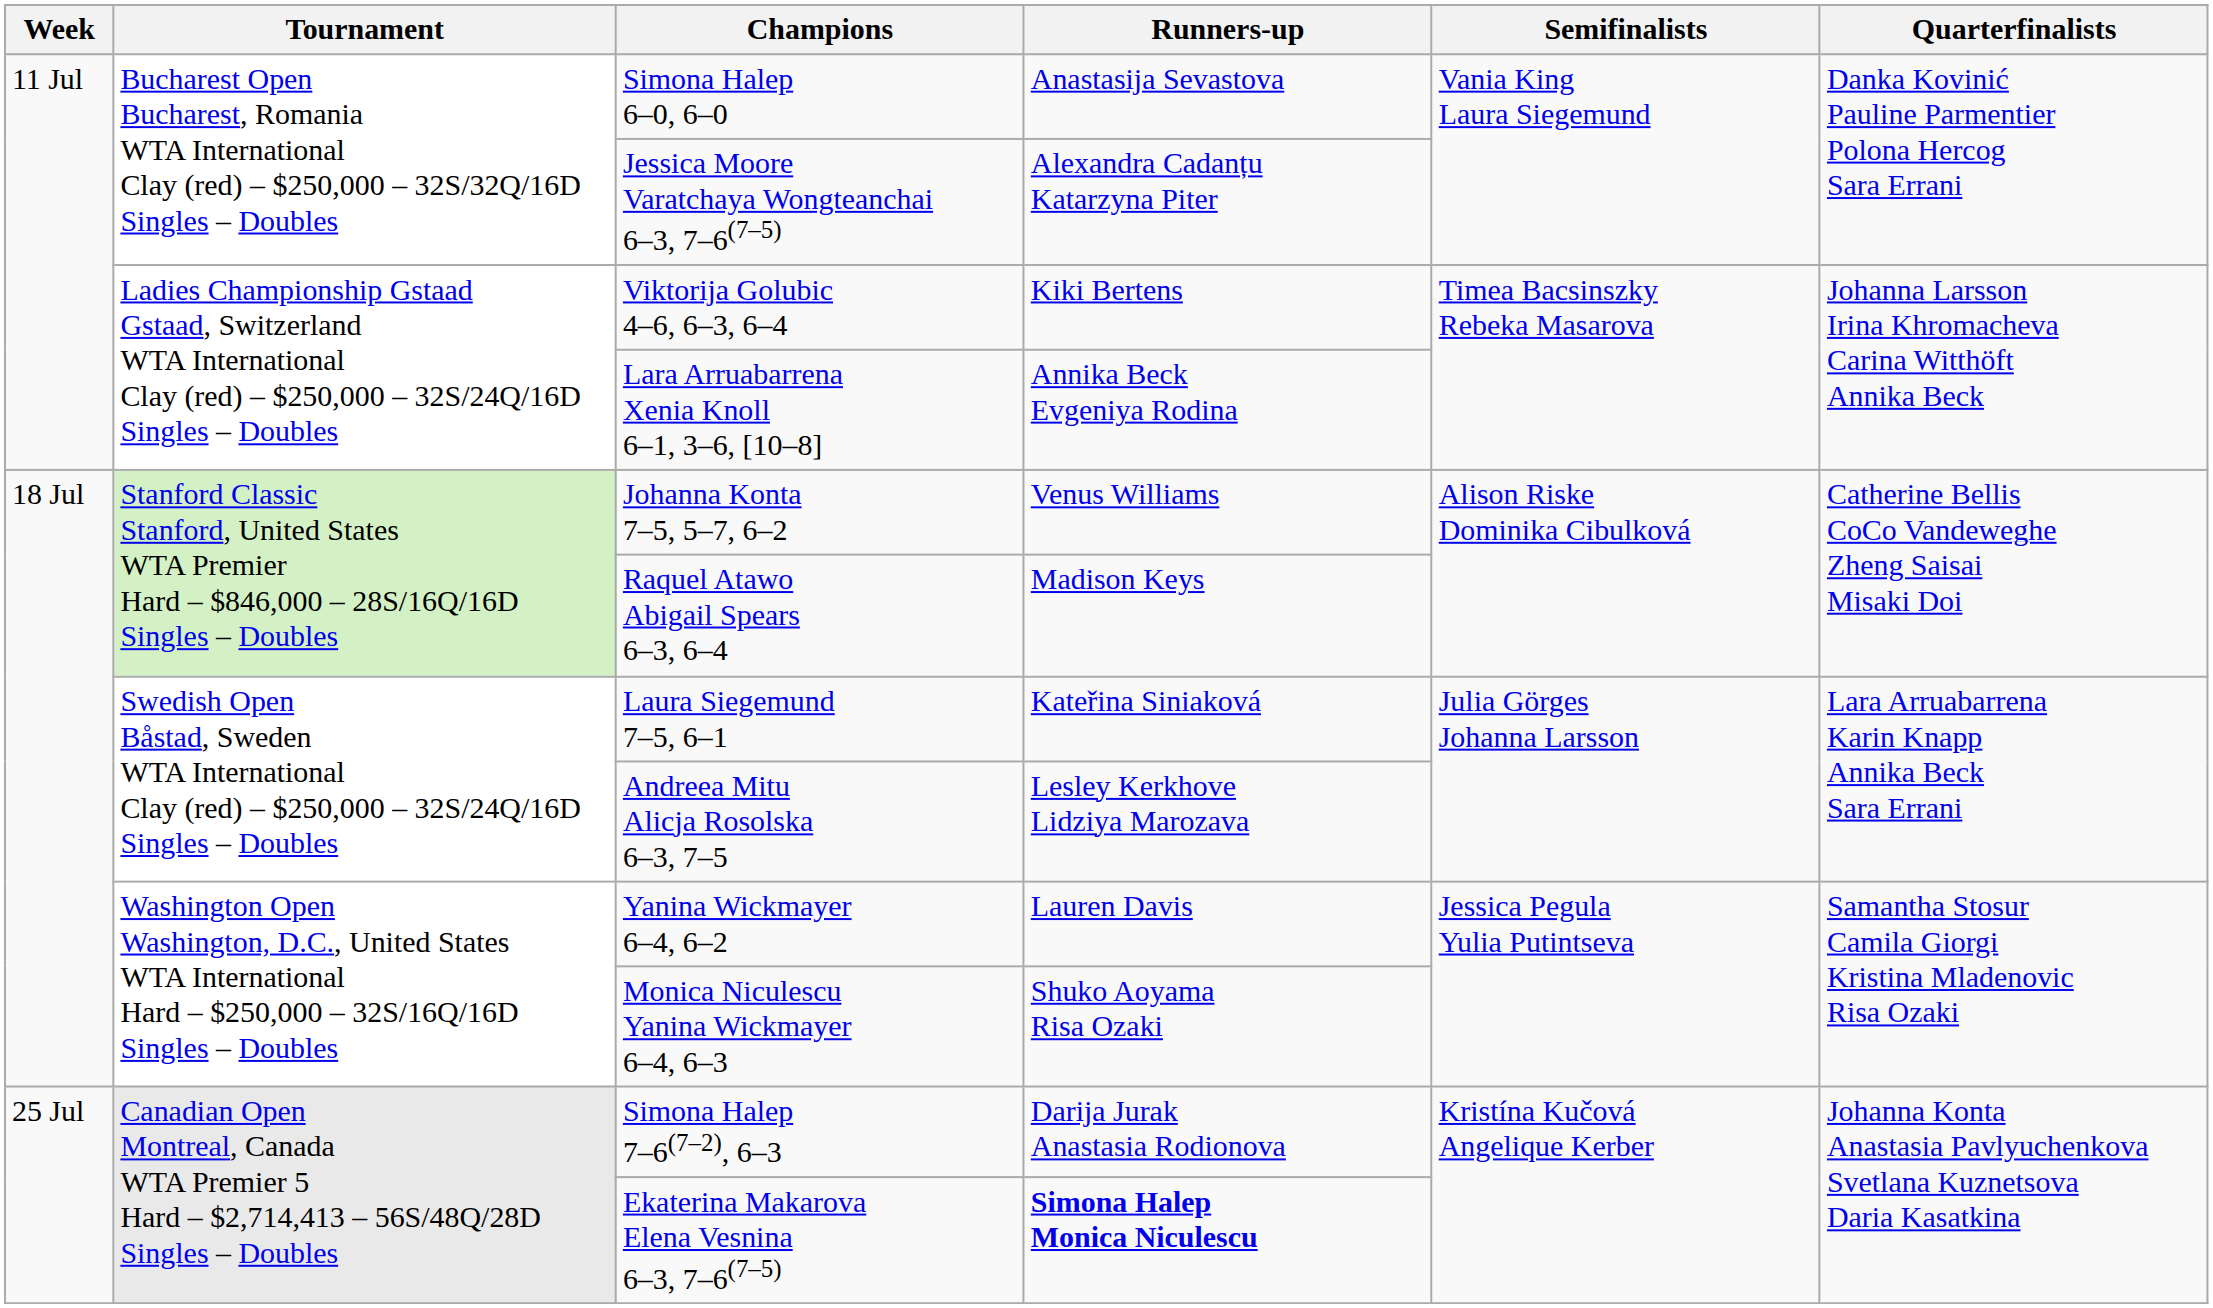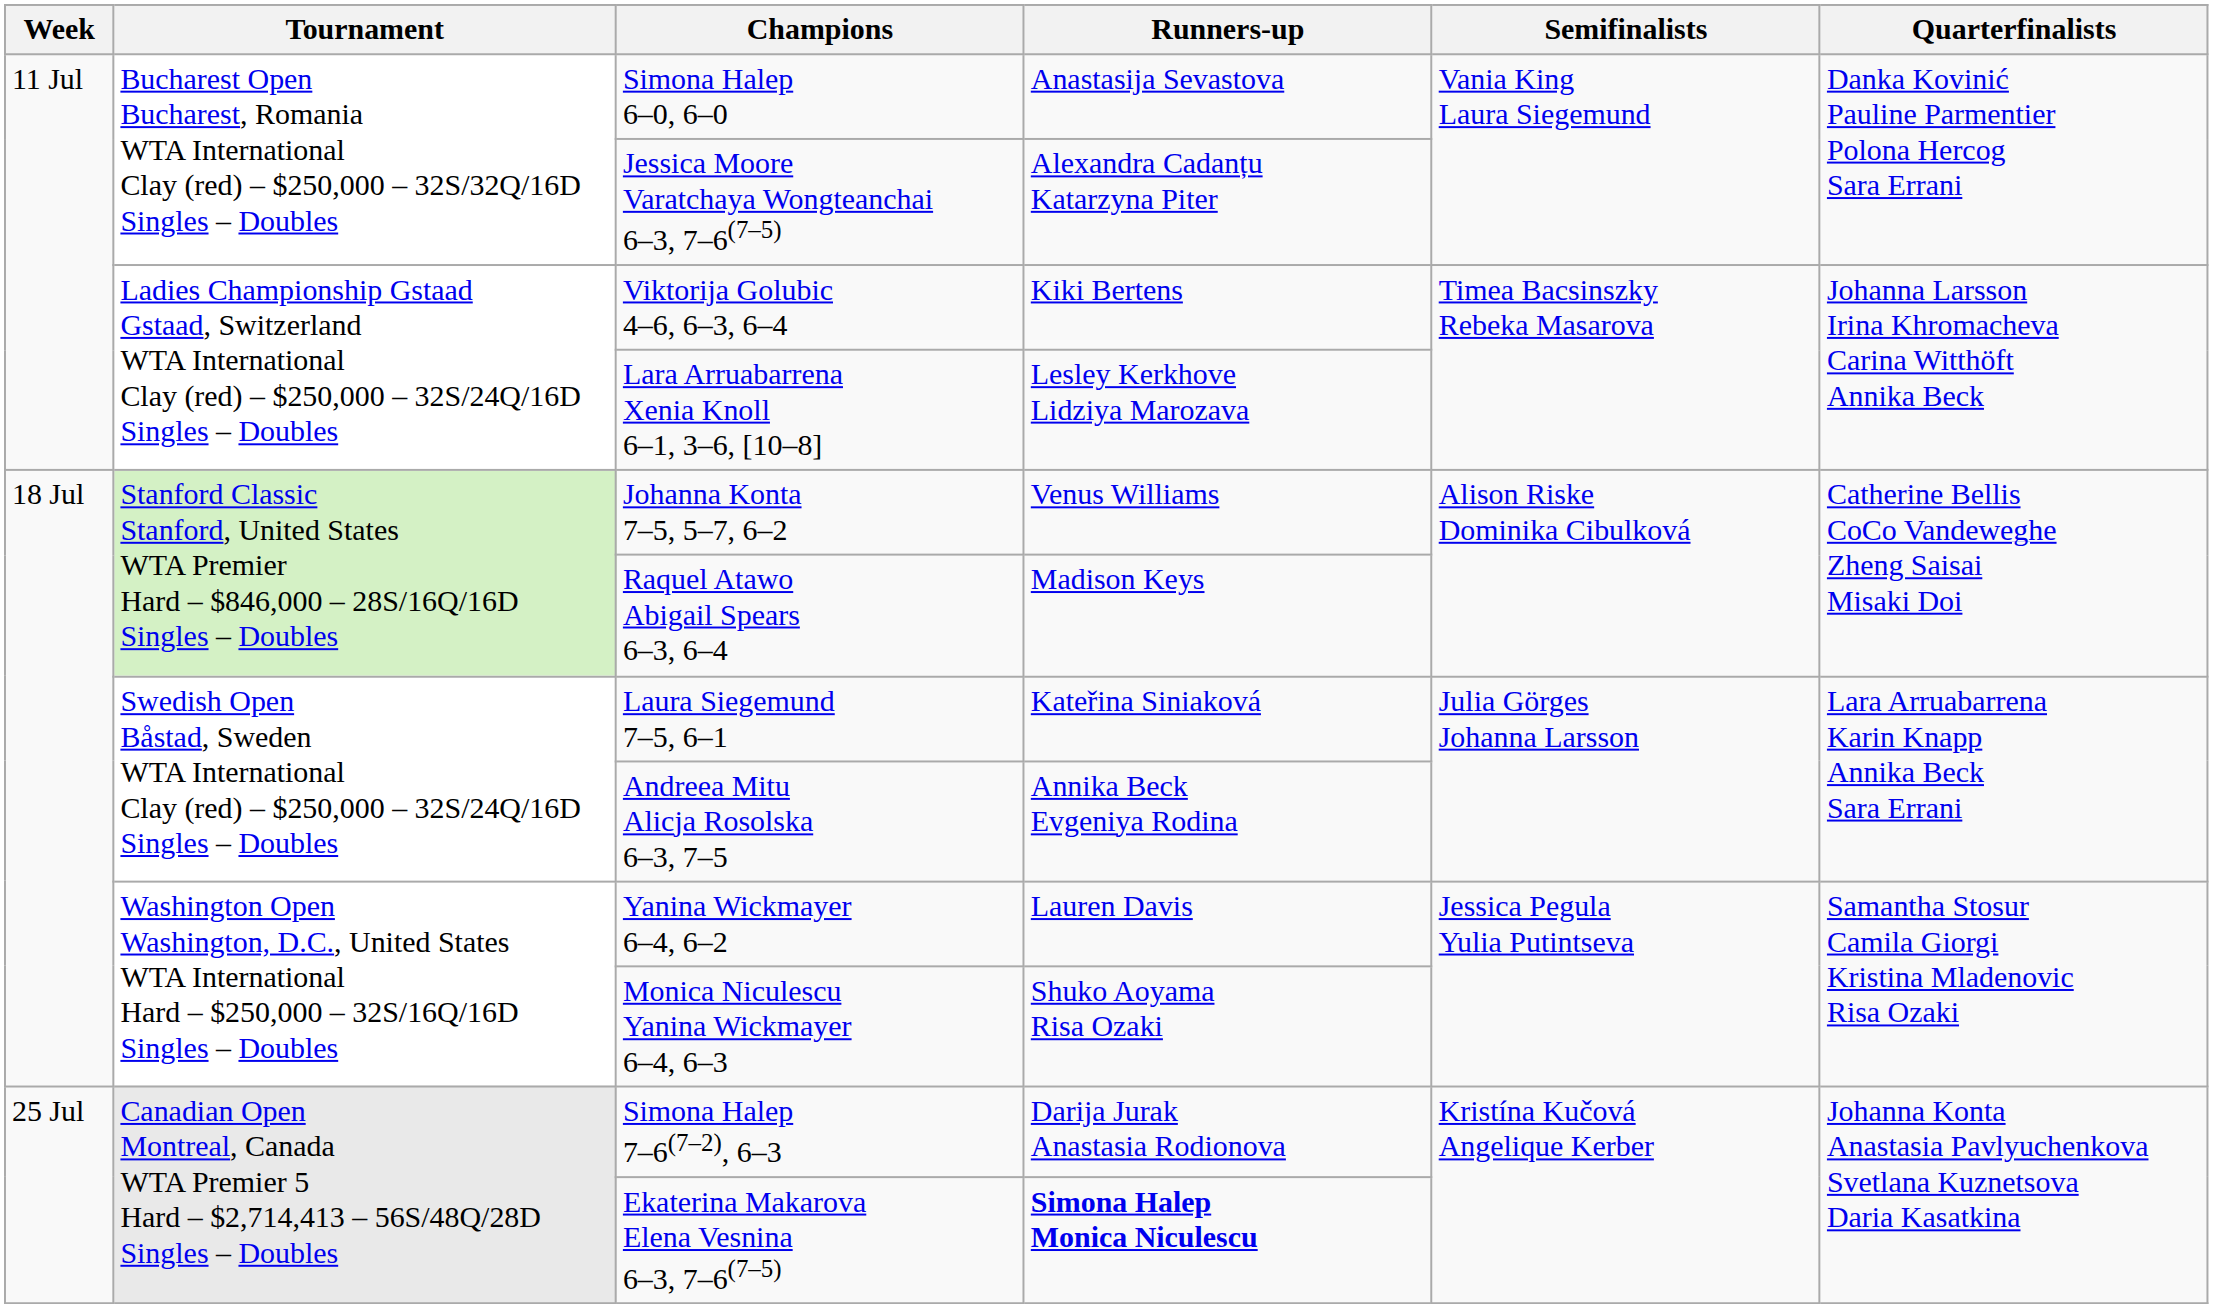(1134, 392) Annika Beck Evgeniya Rodina -> (1140, 392) Lesley Kerkhove Lidziya Marozava
(1140, 802) Lesley Kerkhove Lidziya Marozava -> (1134, 802) Annika Beck Evgeniya Rodina
